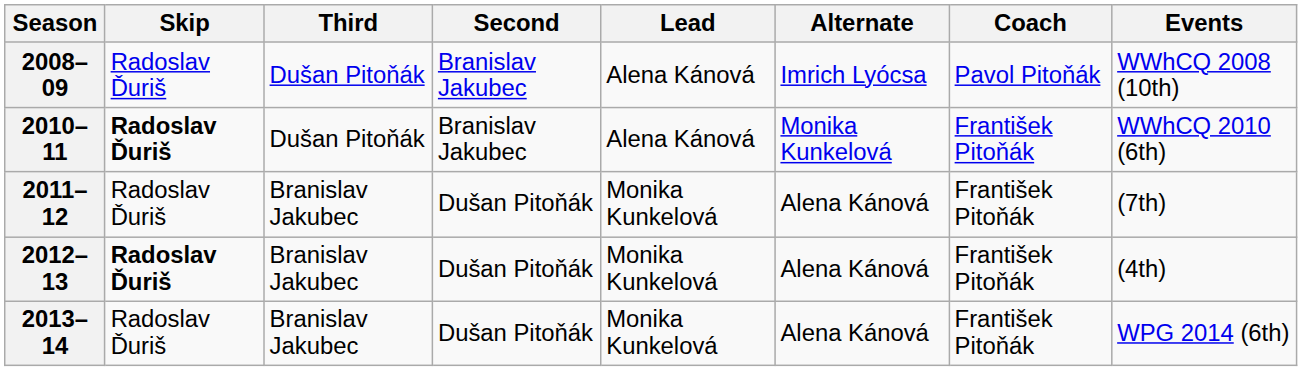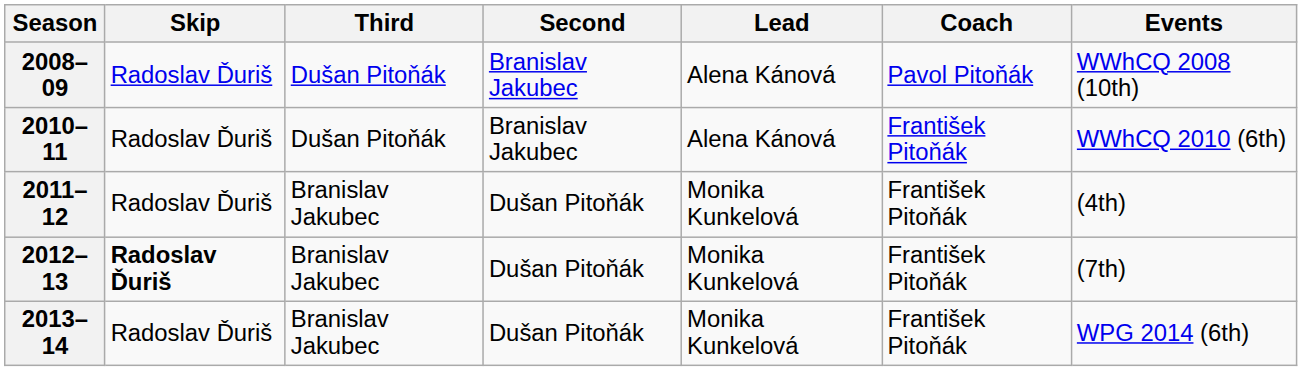- column: (862, 23)
(164, 139) bold -> (191, 139) normal
(1142, 203) (7th) -> (1101, 203) (4th)
(1142, 268) (4th) -> (1101, 268) (7th)
